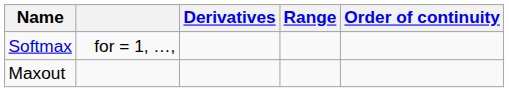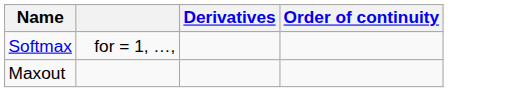- column: (310, 18)
